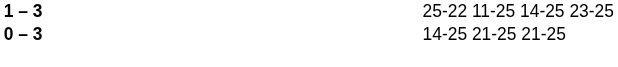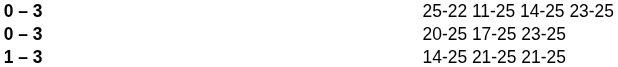(23, 11) 1 – 3 -> (23, 11) 0 – 3
+ row: (494, 34)
(23, 34) 0 – 3 -> (23, 57) 1 – 3
